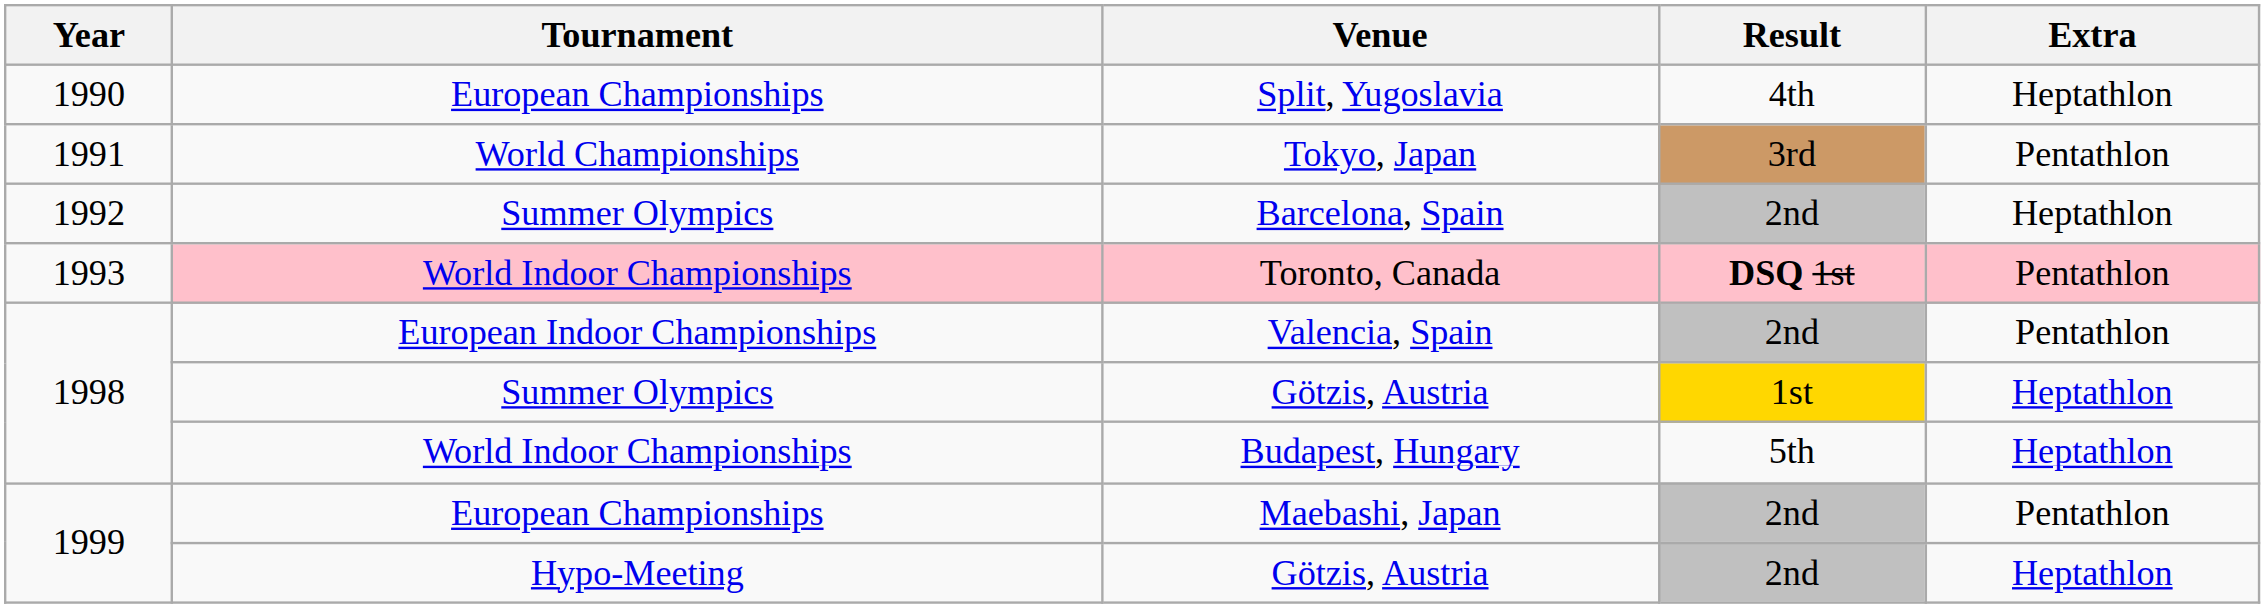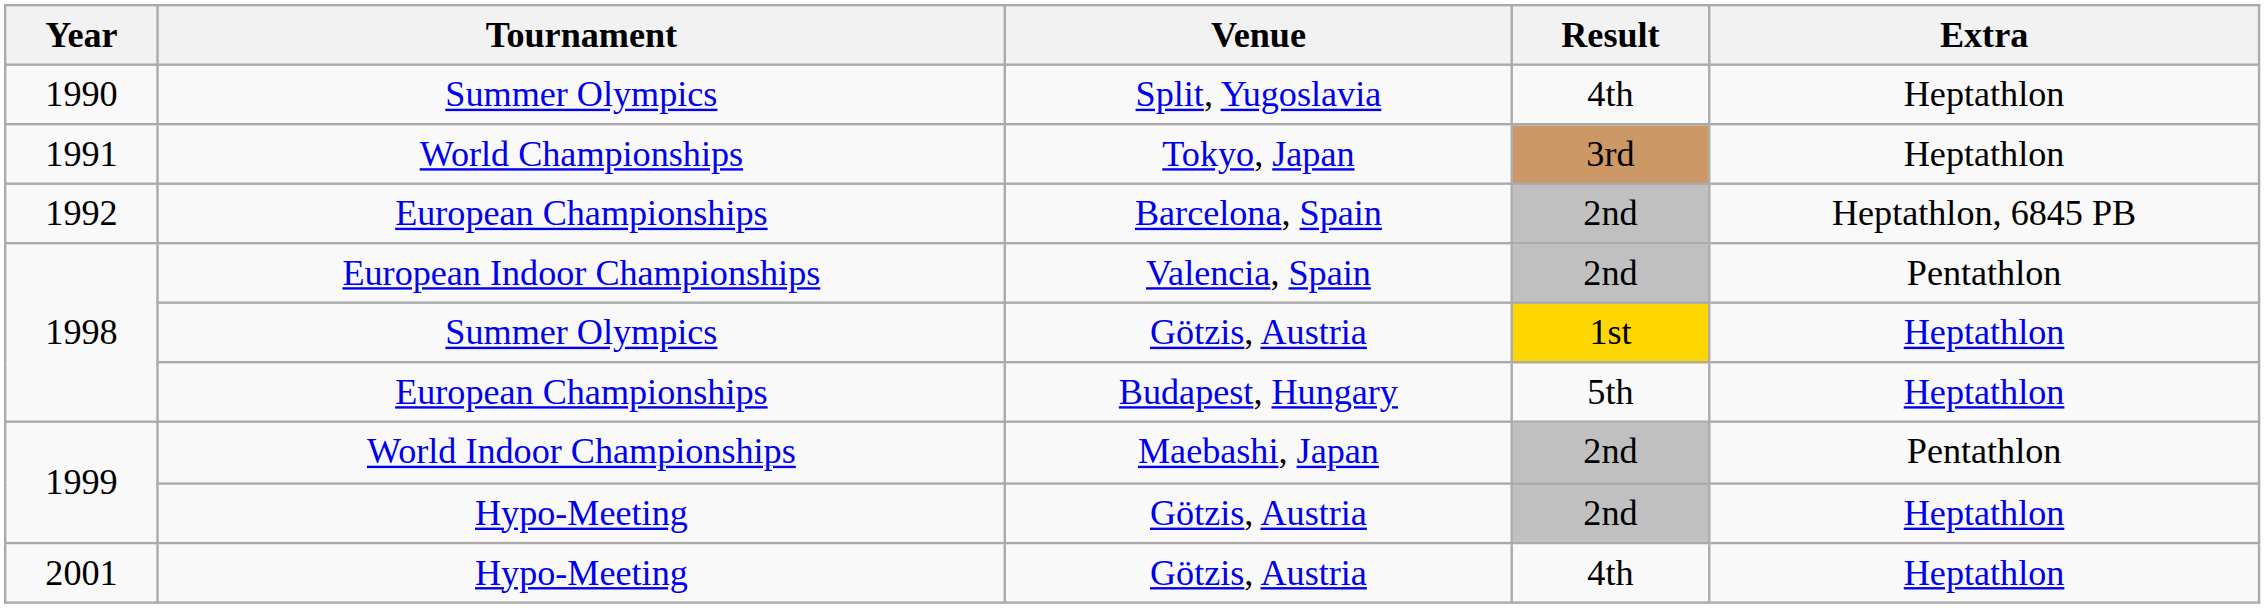(637, 94) European Championships -> (581, 94) Summer Olympics
(2092, 153) Pentathlon -> (1984, 153) Heptathlon
(637, 213) Summer Olympics -> (581, 213) European Championships
(2092, 213) Heptathlon -> (1984, 213) Heptathlon, 6845 PB
- row: (89, 273)
(637, 452) World Indoor Championships -> (581, 392) European Championships
(637, 511) European Championships -> (581, 452) World Indoor Championships
+ row: (81, 571)
